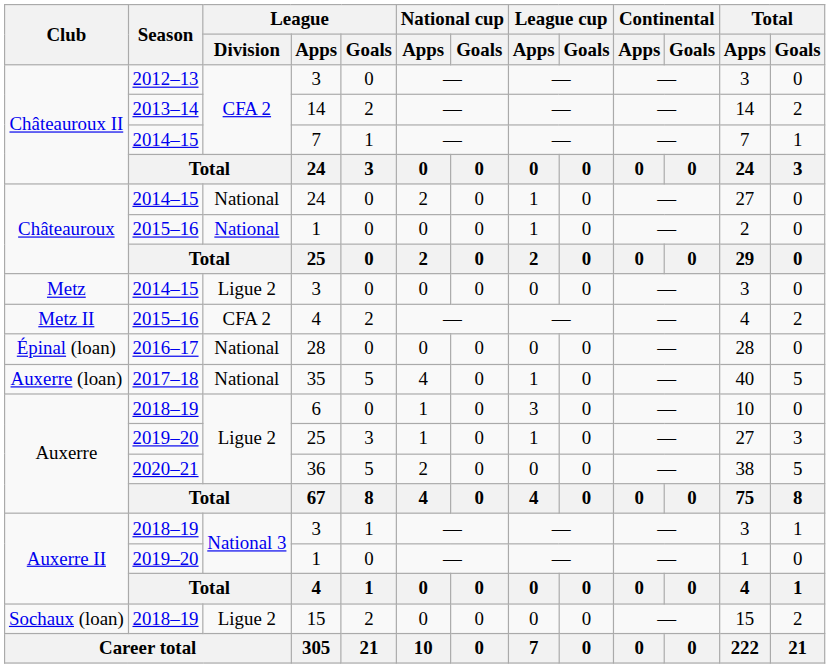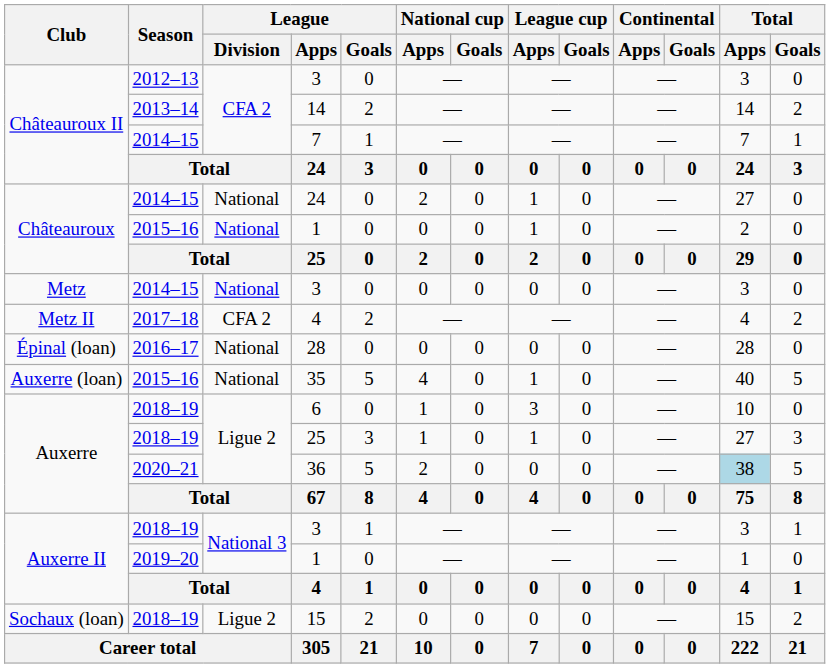(247, 288) Ligue 2 -> (247, 288) National
(166, 318) 2015–16 -> (166, 318) 2017–18
(166, 378) 2017–18 -> (166, 378) 2015–16
(166, 438) 2019–20 -> (166, 438) 2018–19
(745, 468) no background -> (745, 468) lightblue background
